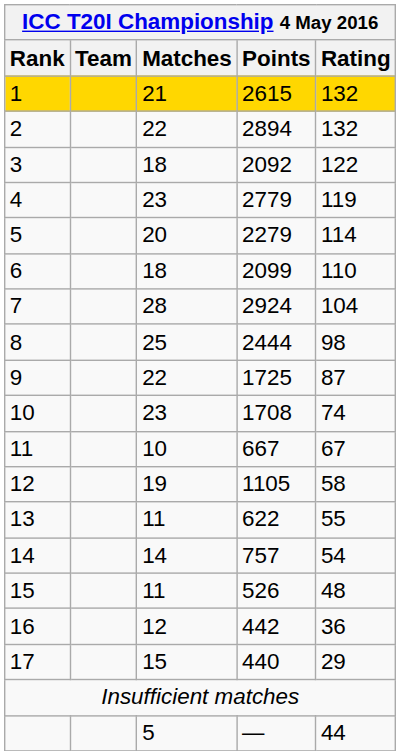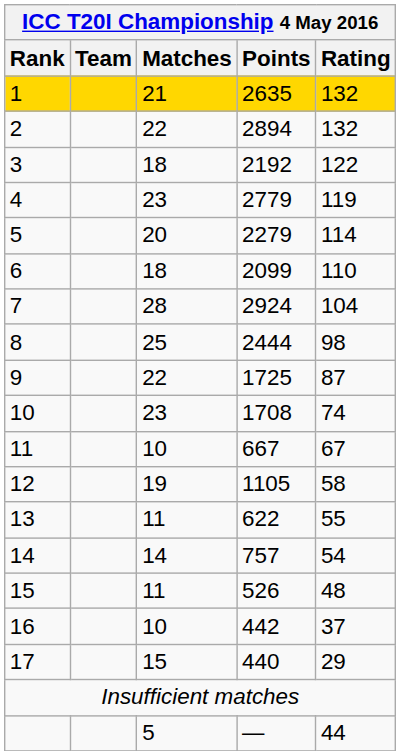(267, 93) 2615 -> (267, 93) 2635
(267, 164) 2092 -> (267, 164) 2192
(155, 626) 12 -> (155, 626) 10
(333, 626) 36 -> (333, 626) 37
